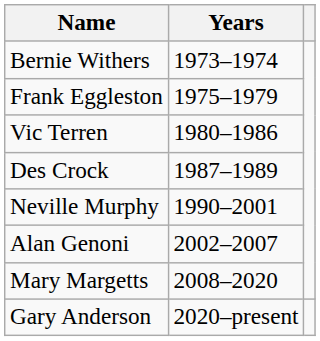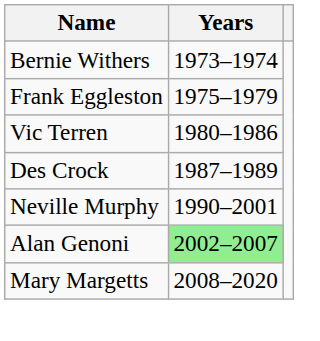(226, 243) no background -> (226, 243) lightgreen background
- row: (81, 317)
